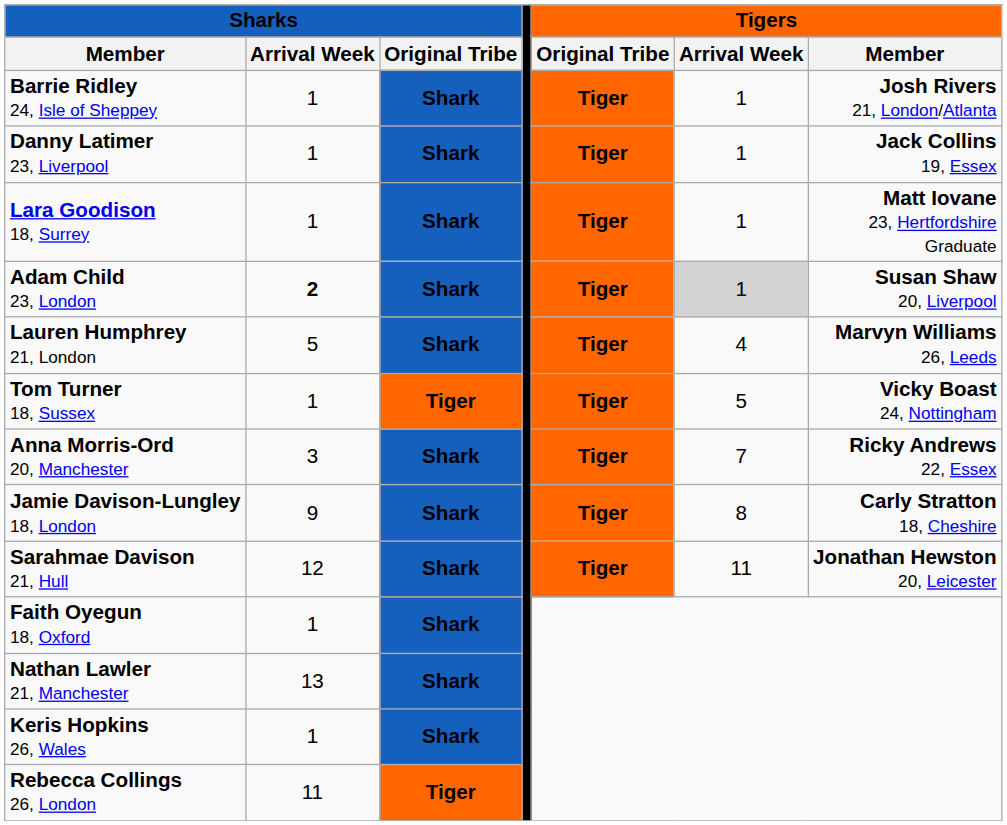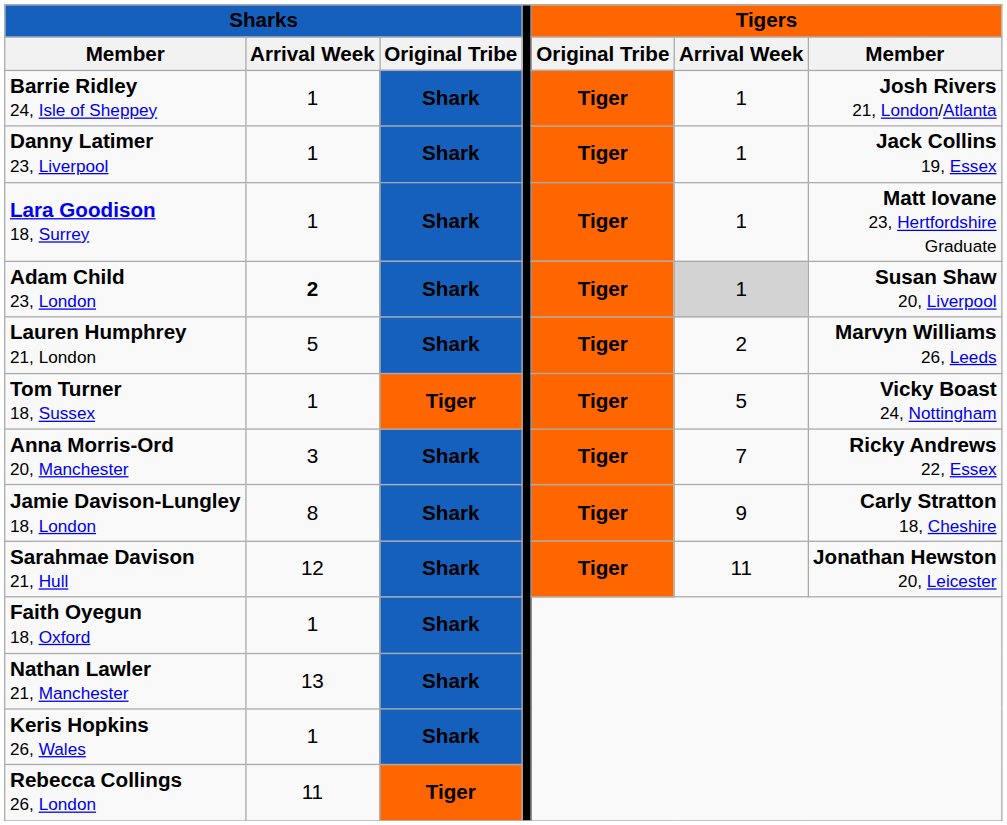(741, 344) 4 -> (741, 344) 2
(312, 512) 9 -> (312, 512) 8
(741, 512) 8 -> (741, 512) 9
